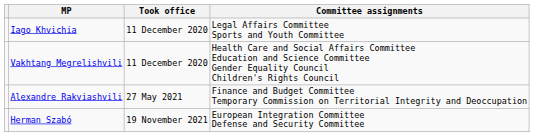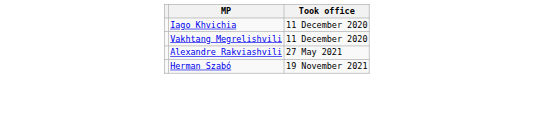- column: (369, 11)
